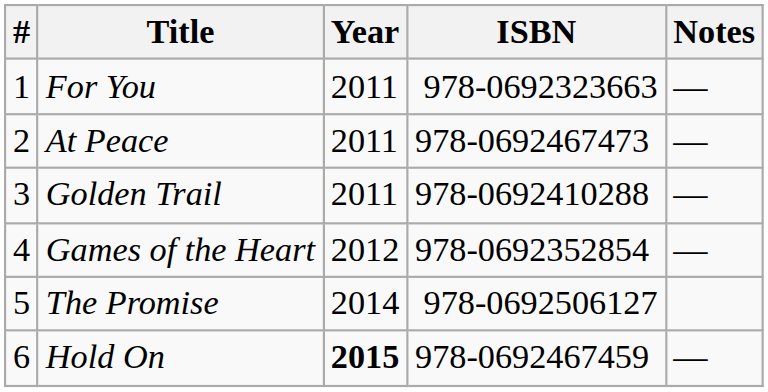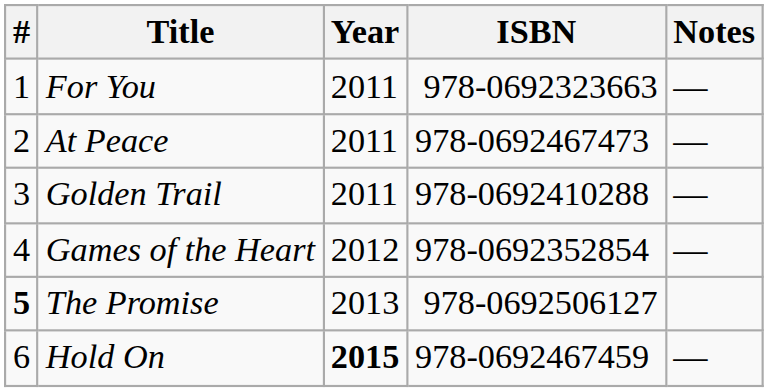(22, 303) normal -> (22, 303) bold
(365, 303) 2014 -> (365, 303) 2013
